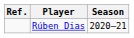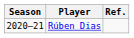columns swapped: (108, 12) <-> (17, 12)
